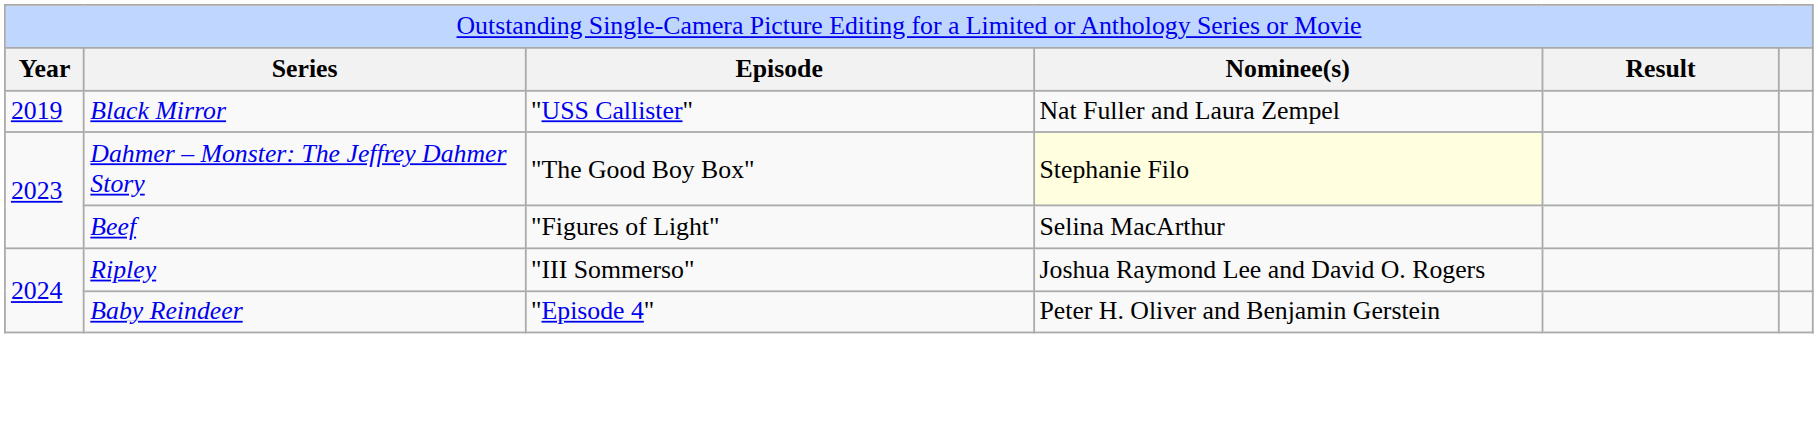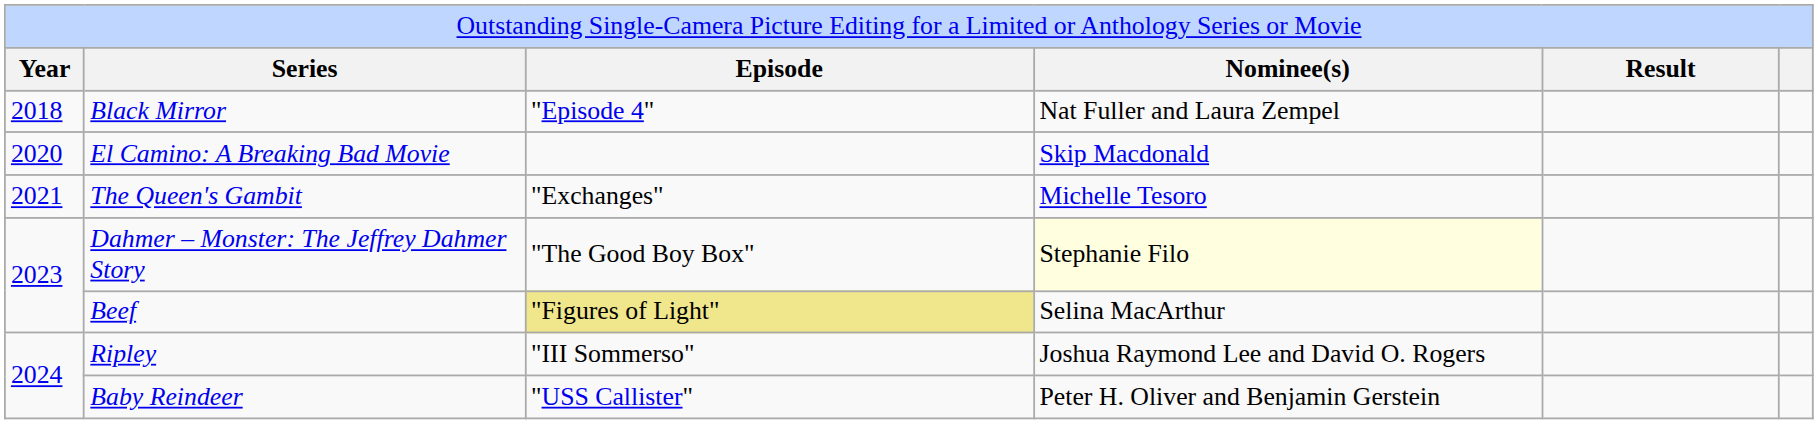(37, 111) 2019 -> (37, 111) 2018
(612, 111) "USS Callister" -> (593, 111) "Episode 4"
+ row: (270, 153)
+ row: (196, 196)
(625, 226) no background -> (625, 311) khaki background
(593, 311) "Episode 4" -> (612, 396) "USS Callister"
